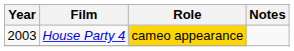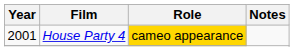(22, 36) 2003 -> (22, 36) 2001
